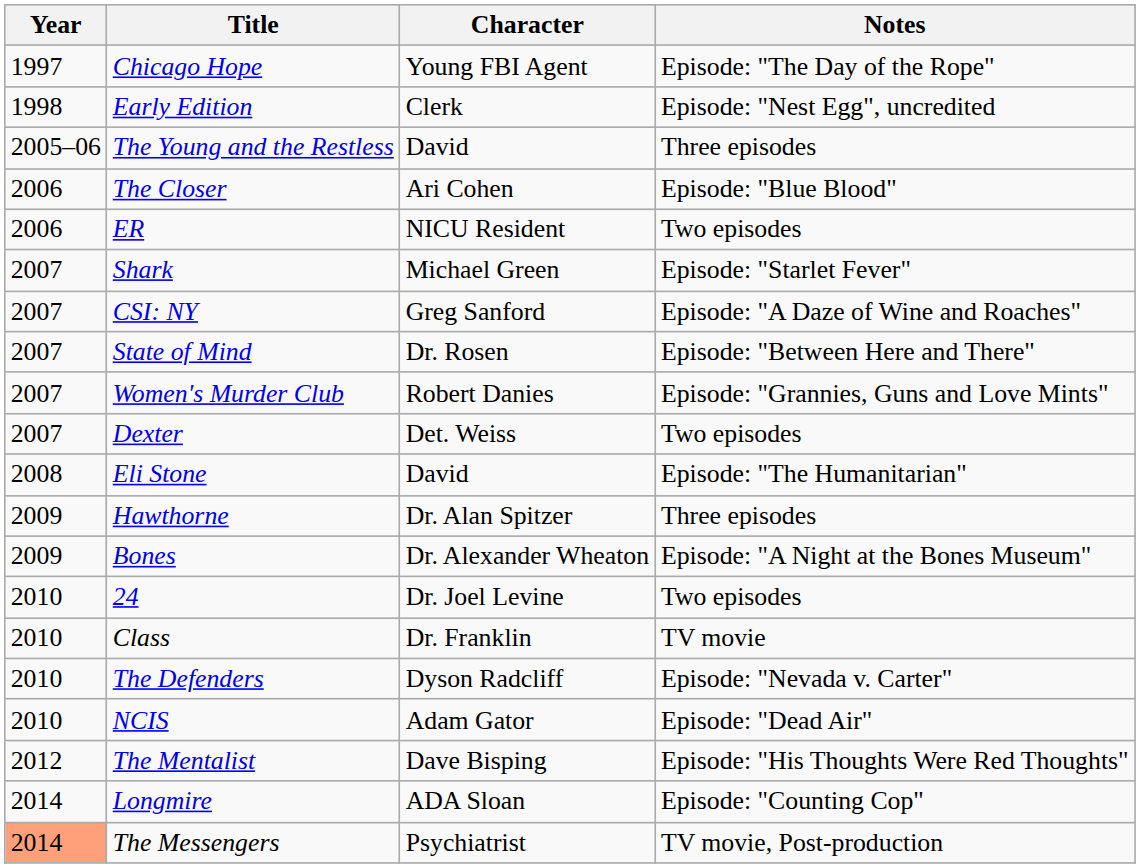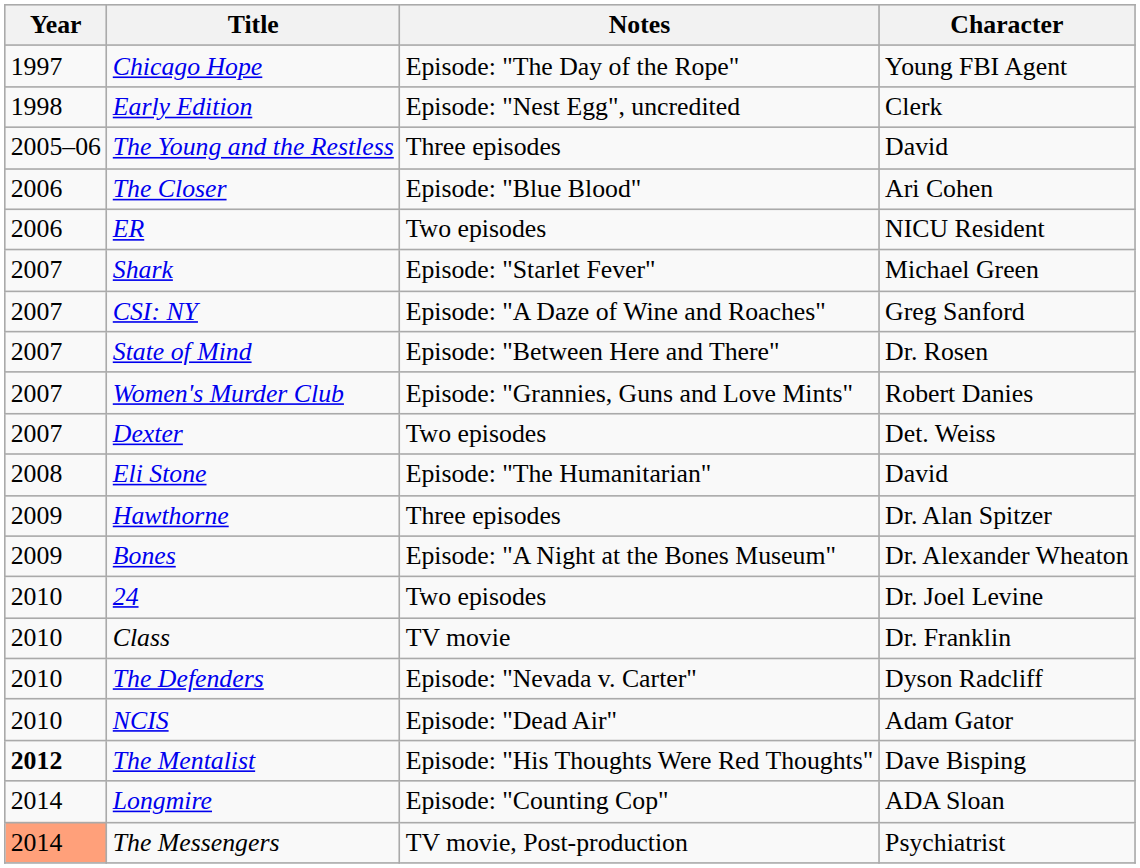columns swapped: (527, 24) <-> (895, 24)
(37, 760) normal -> (37, 760) bold
